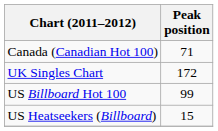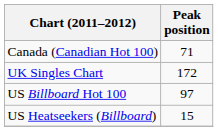(187, 94) 99 -> (187, 94) 97
